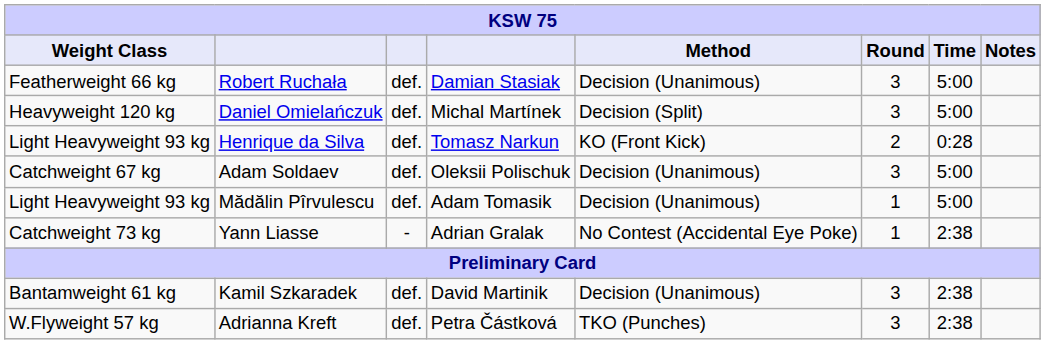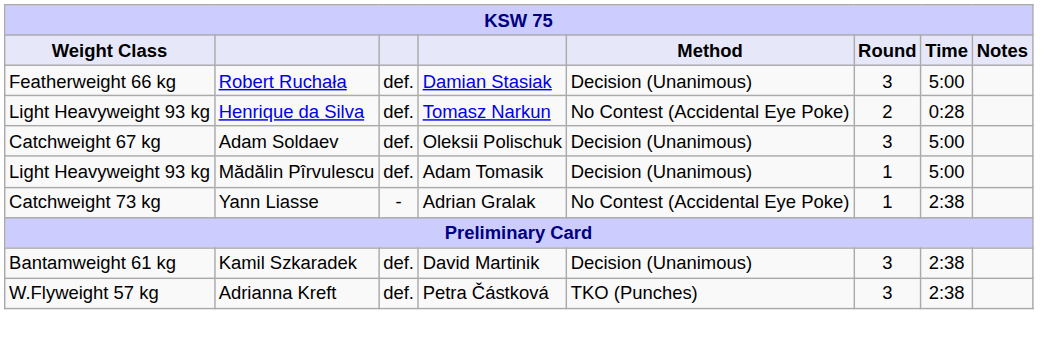- row: (301, 111)
(642, 141) KO (Front Kick) -> (710, 111) No Contest (Accidental Eye Poke)
